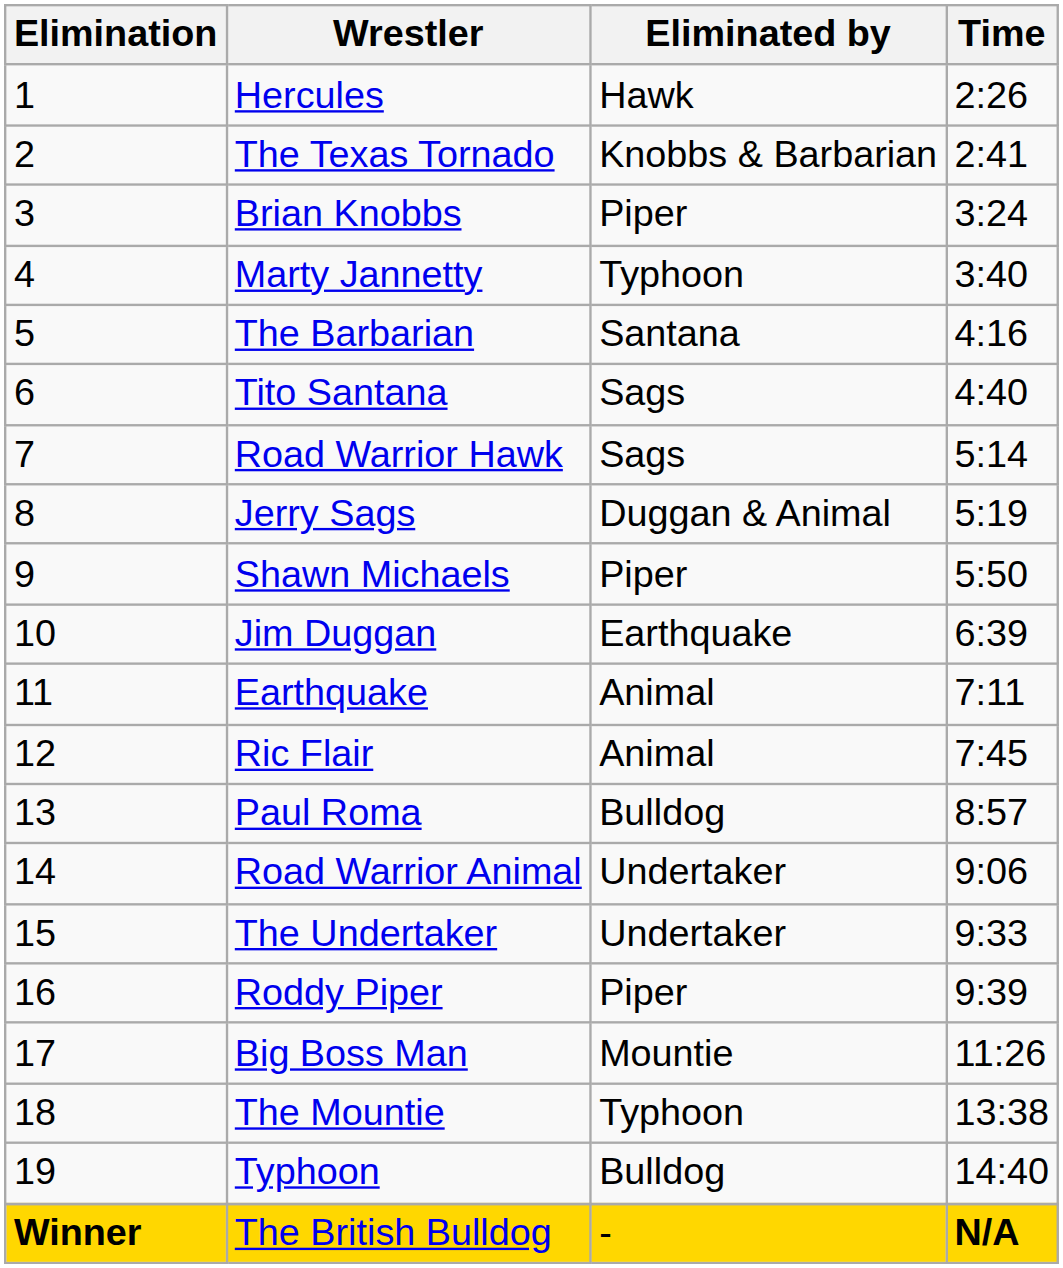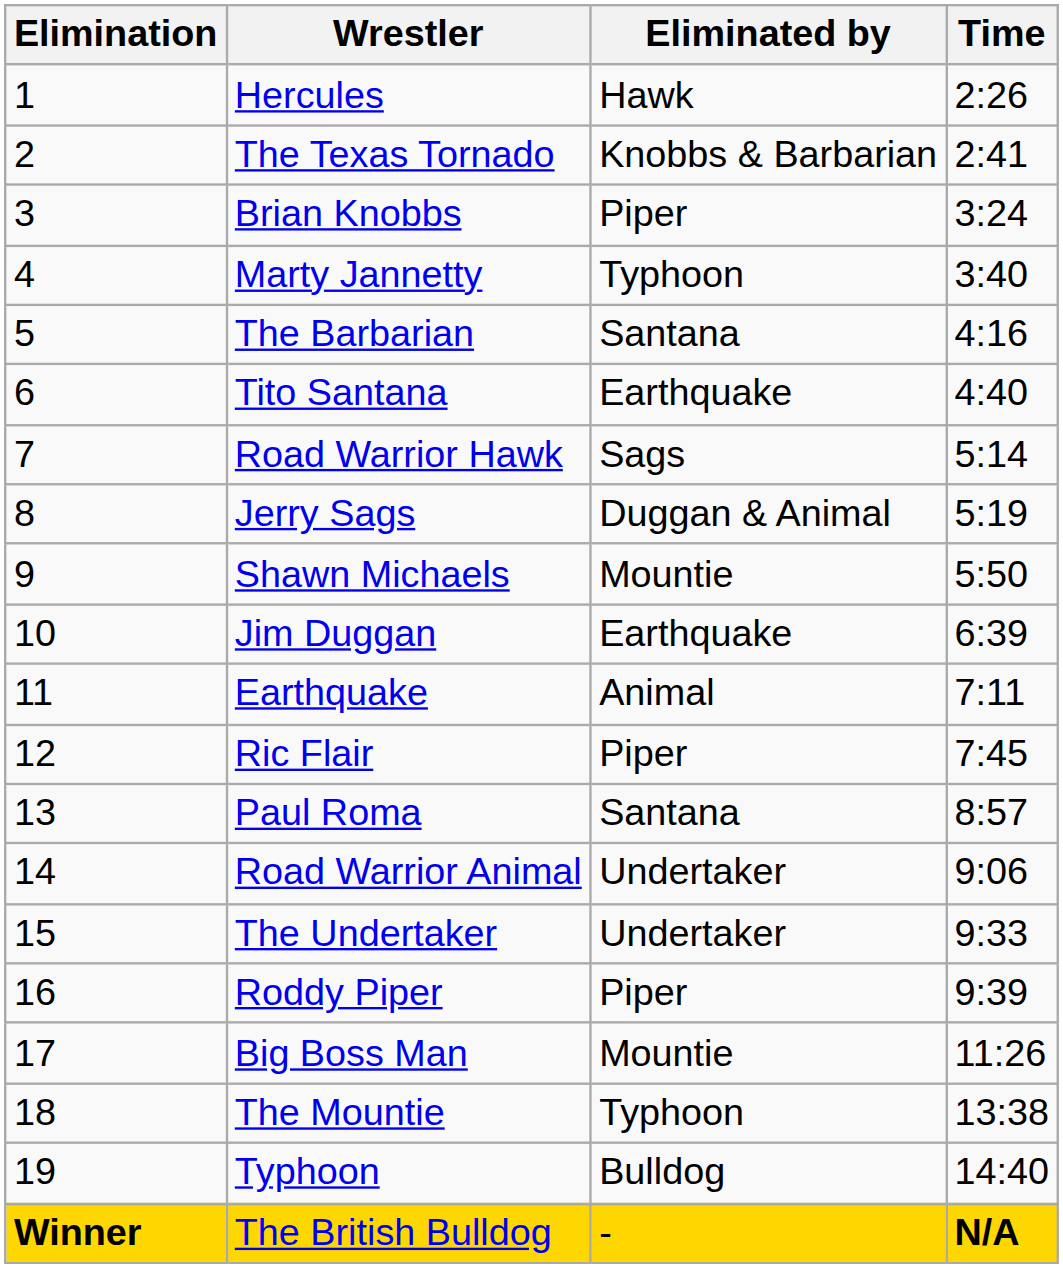(642, 393) Sags -> (696, 393) Earthquake
(643, 573) Piper -> (666, 573) Mountie
(657, 753) Animal -> (643, 753) Piper
(662, 812) Bulldog -> (670, 812) Santana
